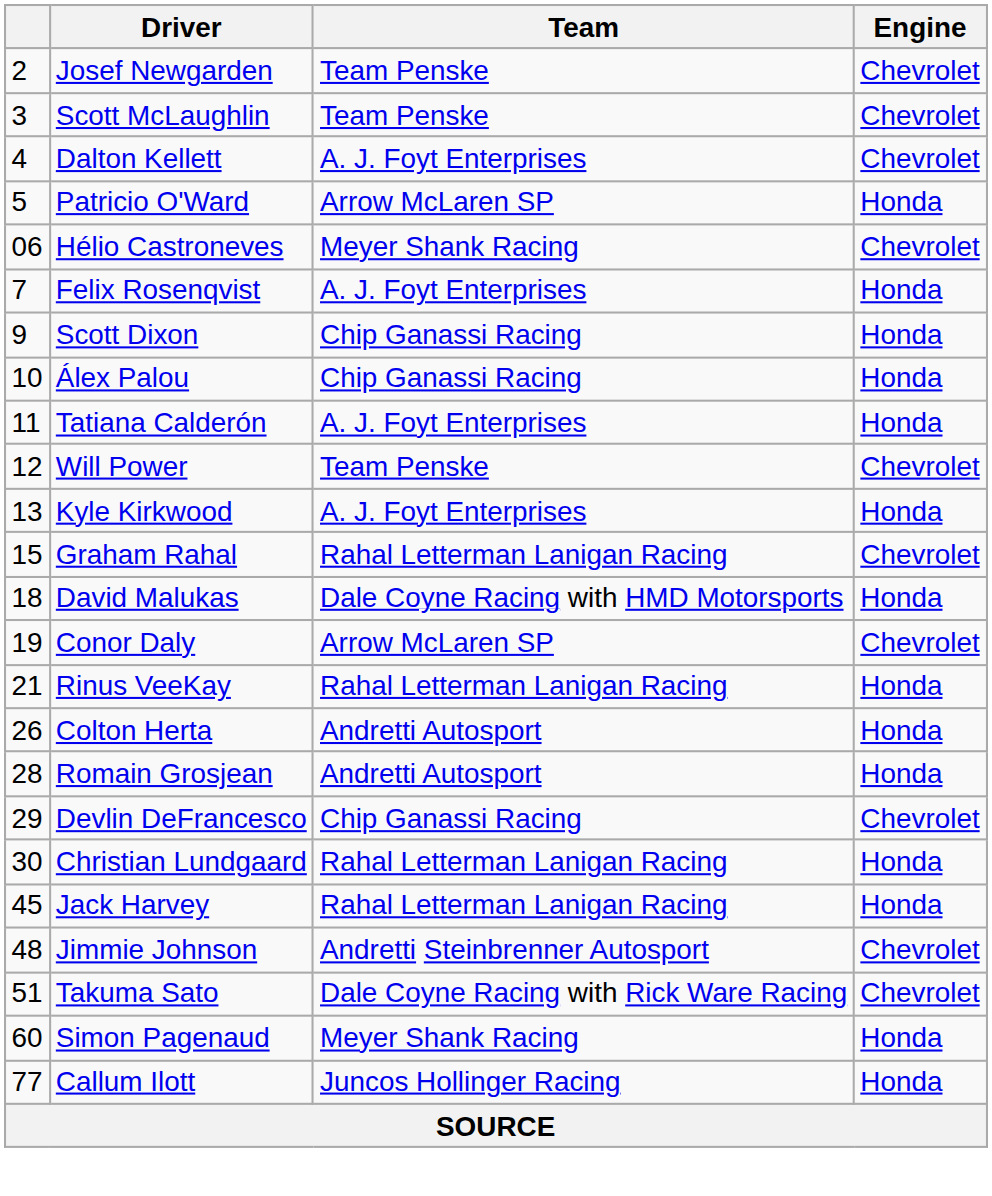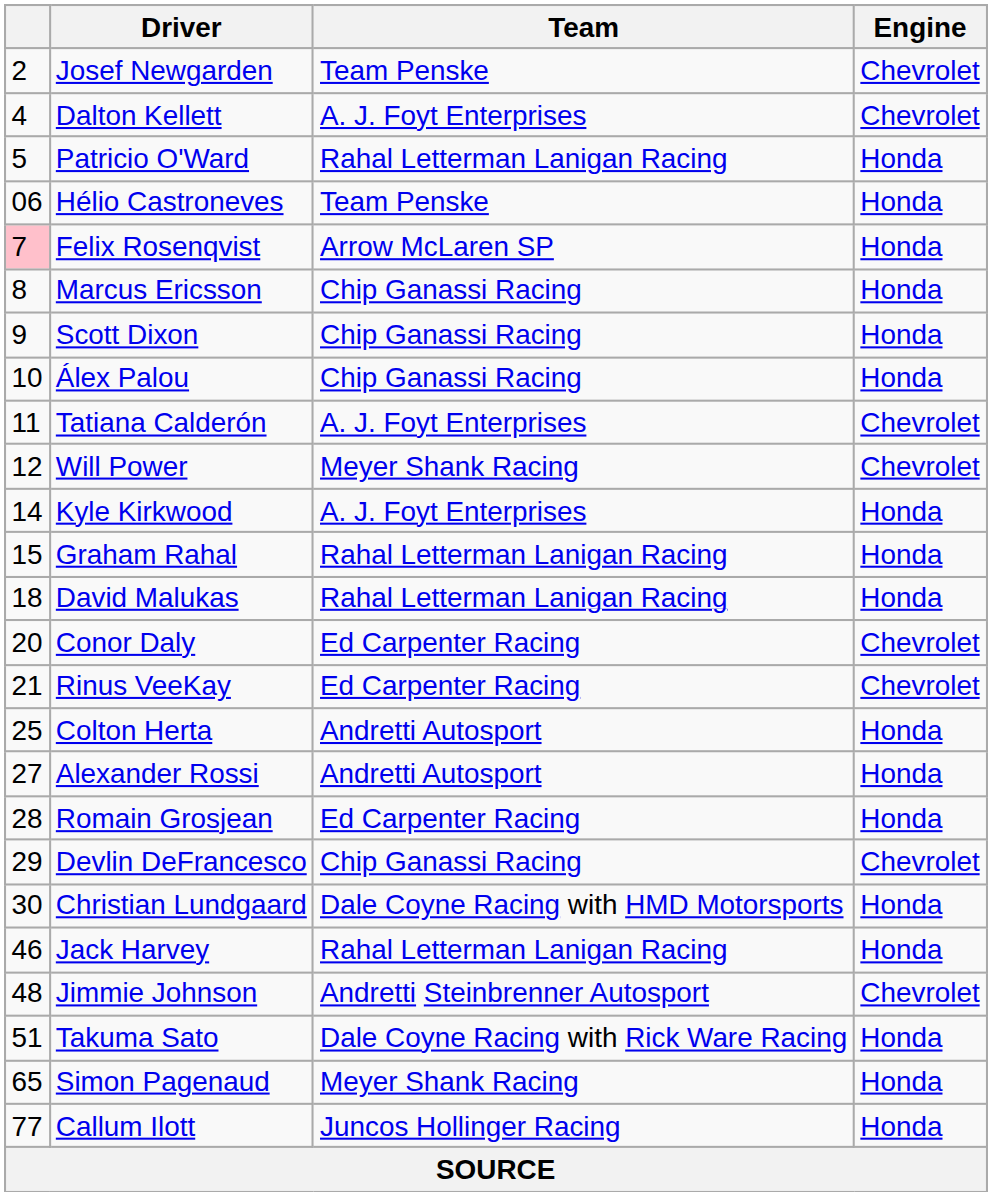- row: (163, 114)
(437, 202) Arrow McLaren SP -> (524, 158) Rahal Letterman Lanigan Racing
(449, 246) Meyer Shank Racing -> (404, 202) Team Penske
(920, 246) Chevrolet -> (901, 202) Honda
(19, 290) no background -> (19, 246) pink background
(453, 290) A. J. Foyt Enterprises -> (437, 246) Arrow McLaren SP
+ row: (159, 290)
(901, 422) Honda -> (920, 422) Chevrolet
(404, 466) Team Penske -> (449, 466) Meyer Shank Racing
(27, 510) 13 -> (27, 510) 14
(920, 554) Chevrolet -> (901, 554) Honda
(582, 598) Dale Coyne Racing with HMD Motorsports -> (524, 598) Rahal Letterman Lanigan Racing
(27, 642) 19 -> (27, 642) 20
(437, 642) Arrow McLaren SP -> (450, 642) Ed Carpenter Racing
(524, 686) Rahal Letterman Lanigan Racing -> (450, 686) Ed Carpenter Racing
(901, 686) Honda -> (920, 686) Chevrolet
(27, 730) 26 -> (27, 730) 25
+ row: (157, 774)
(431, 774) Andretti Autosport -> (450, 818) Ed Carpenter Racing
(524, 862) Rahal Letterman Lanigan Racing -> (582, 906) Dale Coyne Racing with HMD Motorsports
(27, 906) 45 -> (27, 949) 46
(920, 993) Chevrolet -> (901, 1037) Honda
(27, 1037) 60 -> (27, 1081) 65
